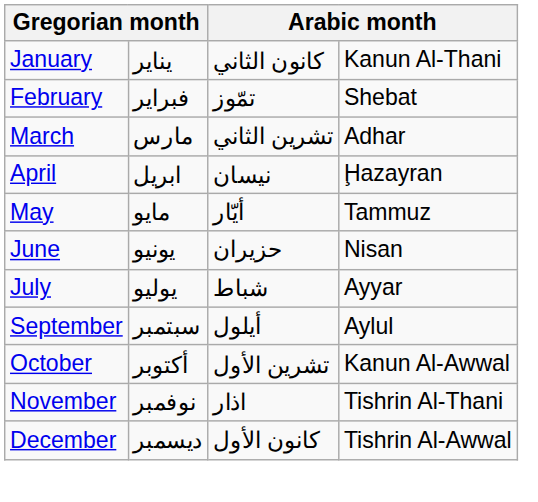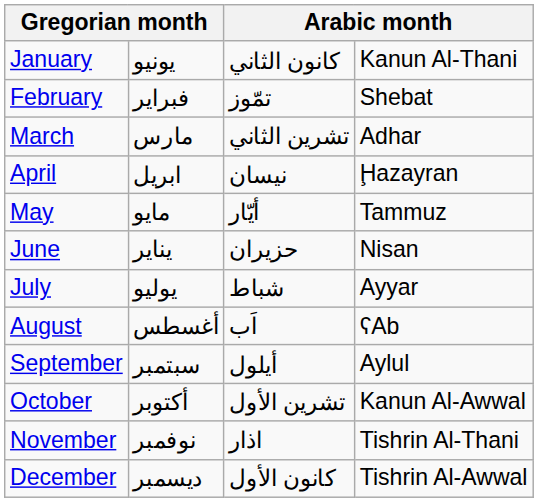(153, 60) يناير -> (154, 60) يونيو
(154, 250) يونيو -> (153, 250) يناير
+ row: (46, 325)
